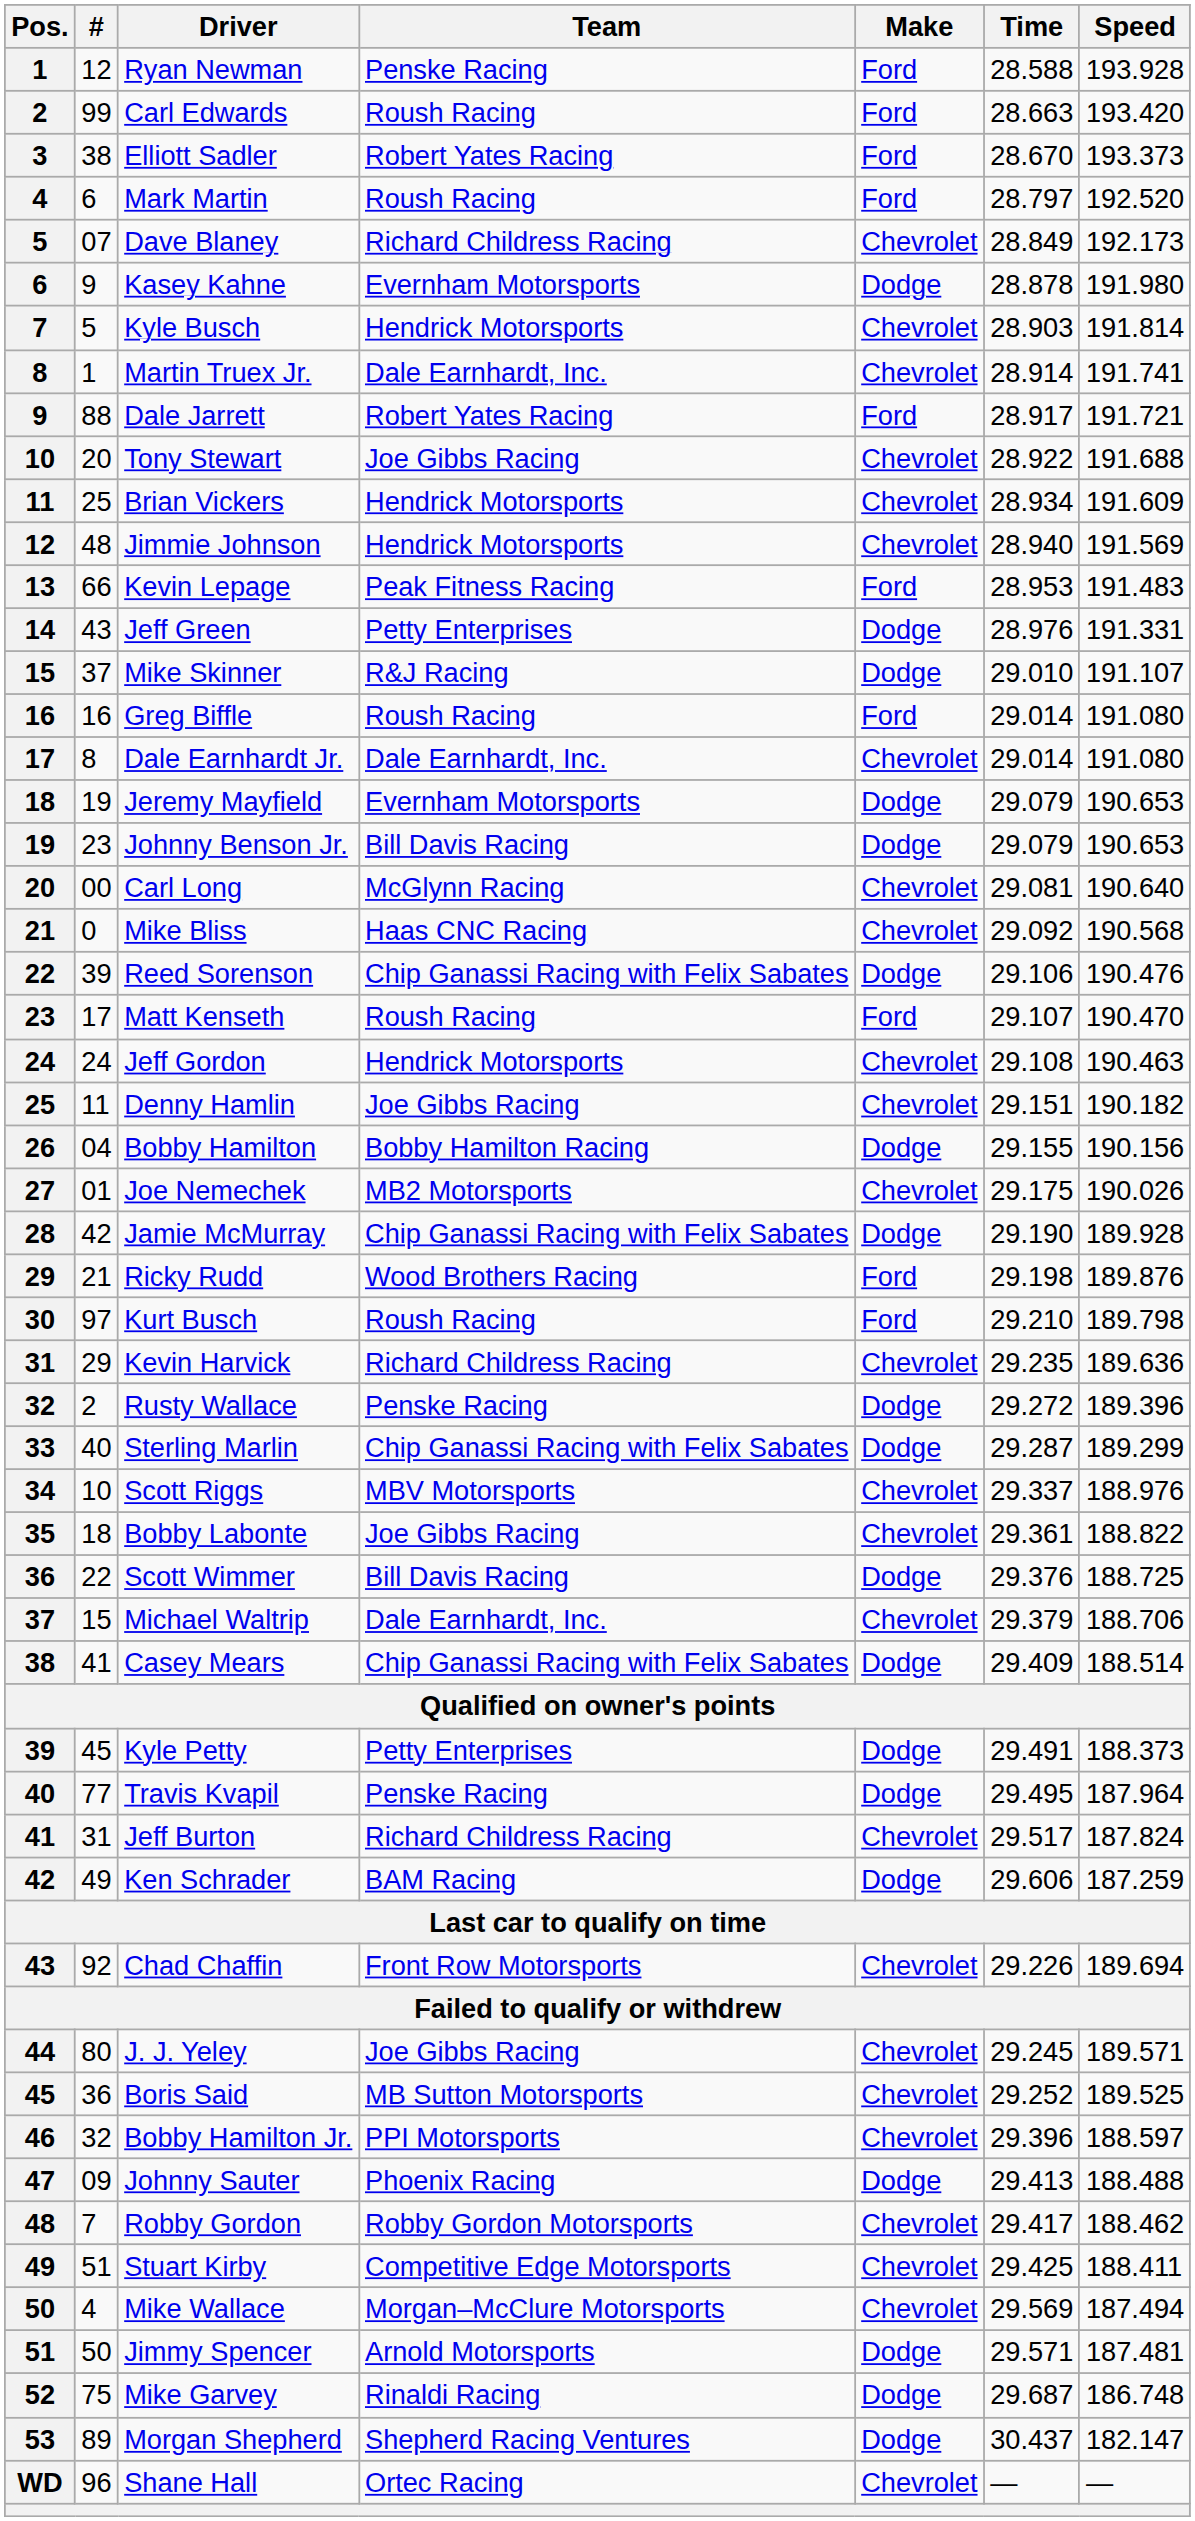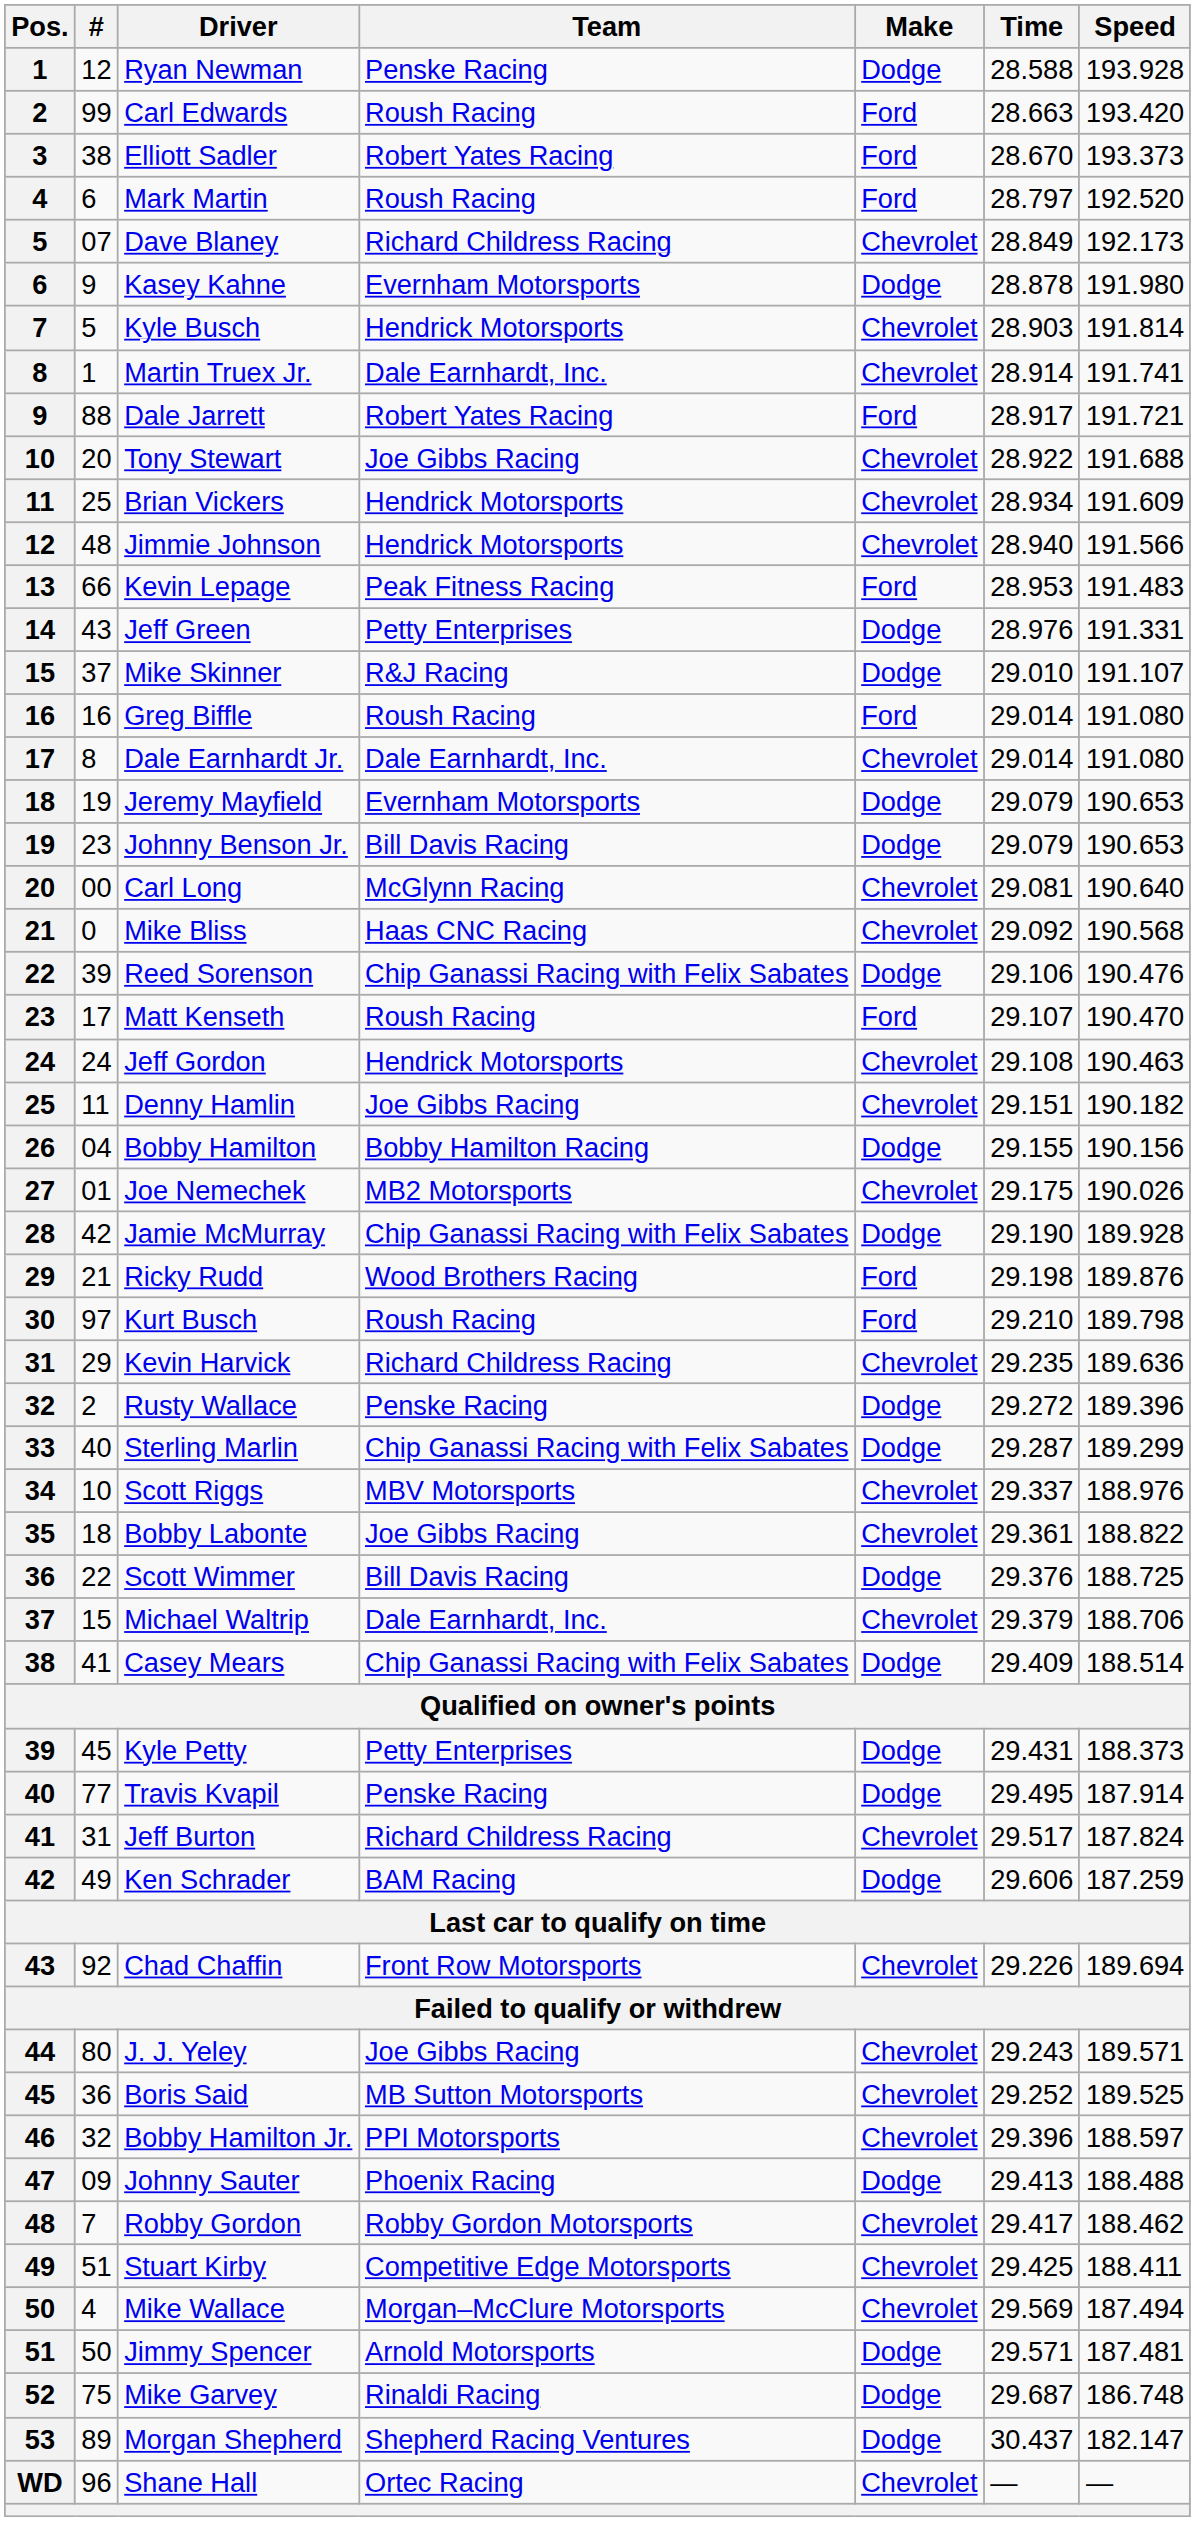(889, 70) Ford -> (901, 70) Dodge
(1135, 543) 191.569 -> (1135, 543) 191.566
(1032, 1749) 29.491 -> (1032, 1749) 29.431
(1135, 1793) 187.964 -> (1135, 1793) 187.914
(1032, 2051) 29.245 -> (1032, 2051) 29.243
